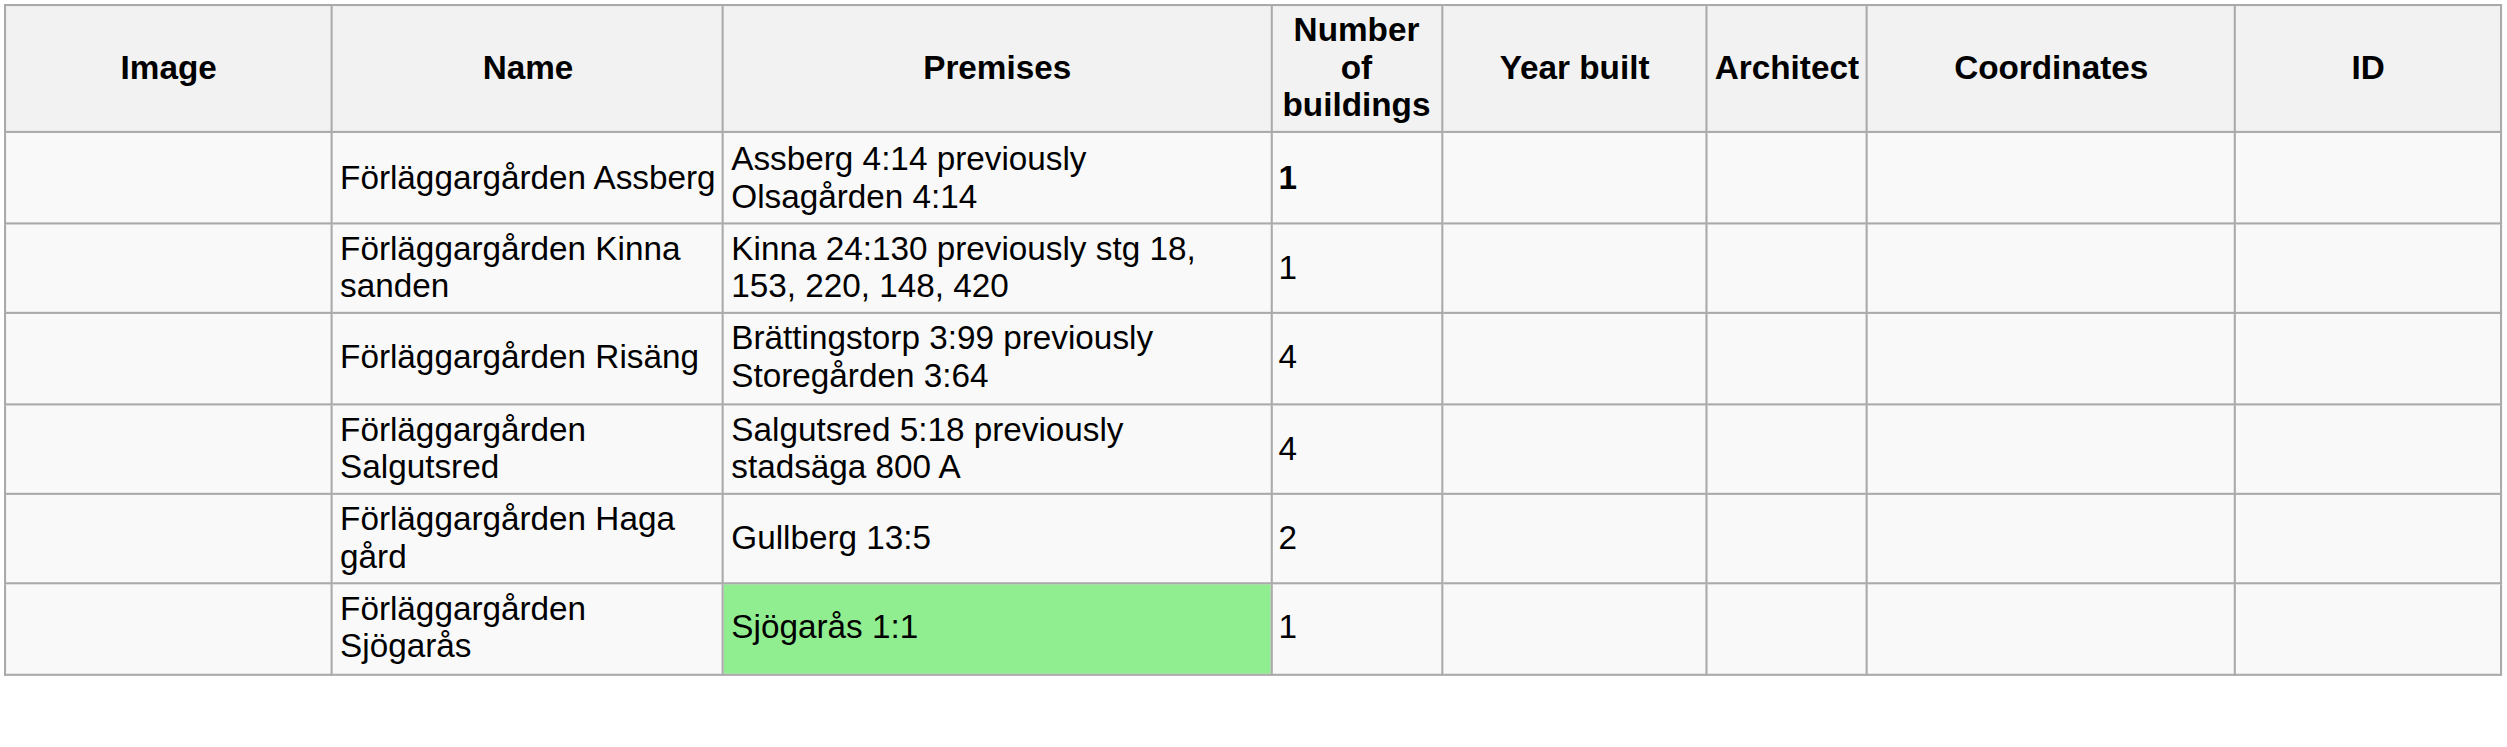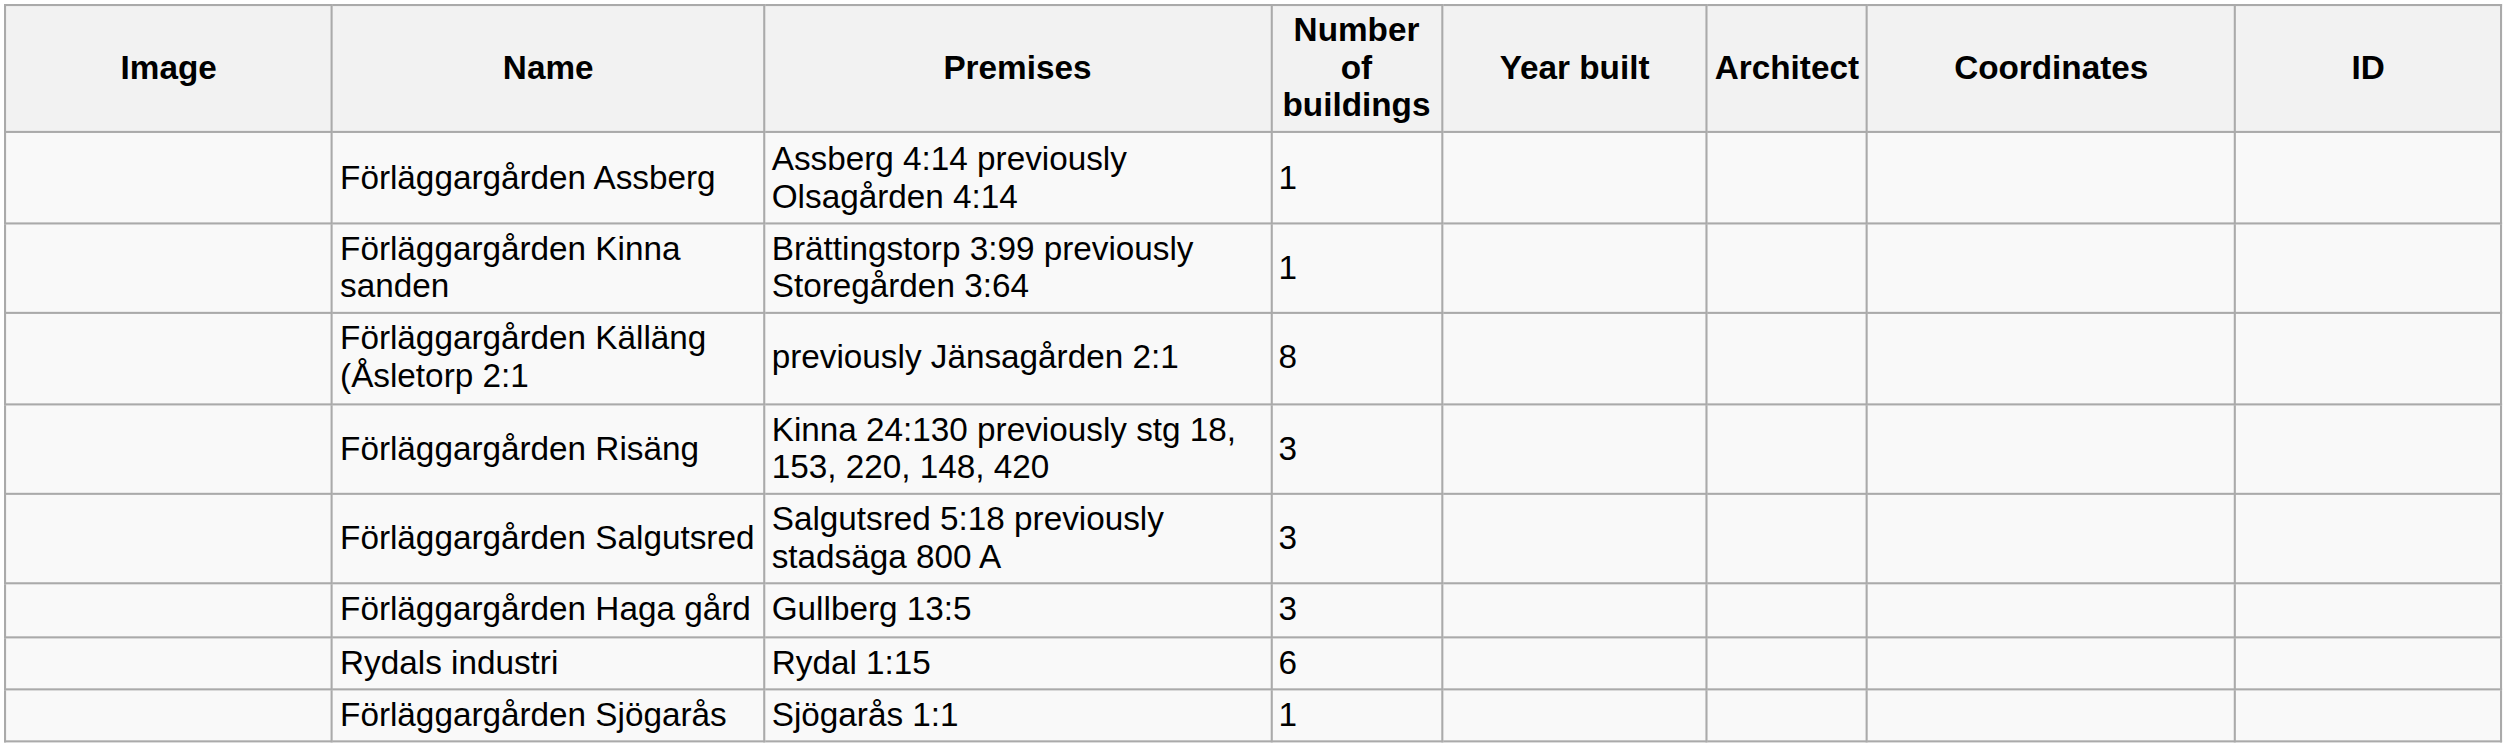(1288, 177) bold -> (1288, 177) normal
(963, 267) Kinna 24:130 previously stg 18, 153, 220, 148, 420 -> (983, 267) Brättingstorp 3:99 previously Storegården 3:64
+ row: (523, 357)
(942, 357) Brättingstorp 3:99 previously Storegården 3:64 -> (1004, 447) Kinna 24:130 previously stg 18, 153, 220, 148, 420
(1288, 357) 4 -> (1288, 447) 3
(1288, 447) 4 -> (1288, 538) 3
(1288, 538) 2 -> (1288, 609) 3
+ row: (449, 662)
(825, 628) lightgreen background -> (865, 715) no background
